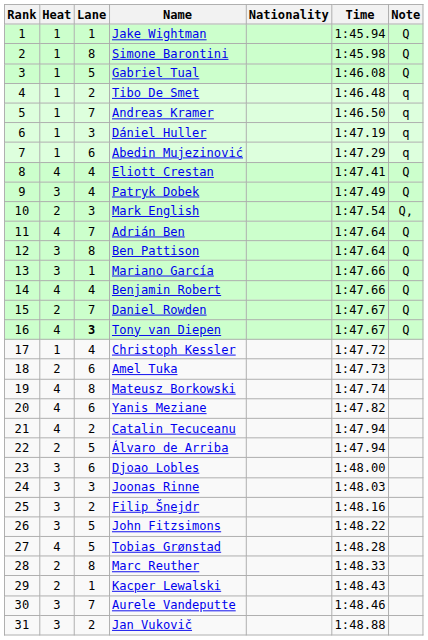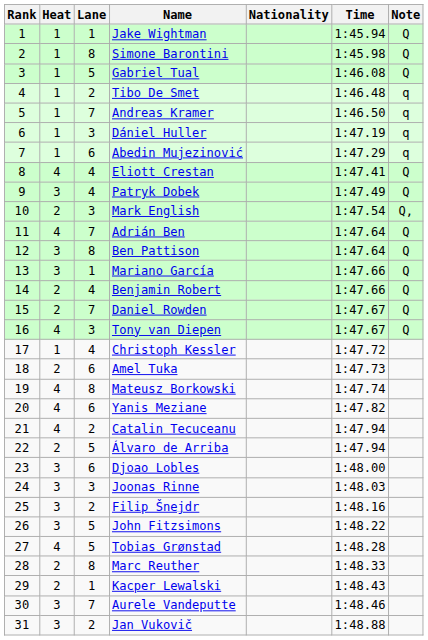(57, 290) 4 -> (57, 290) 2
(92, 330) bold -> (92, 330) normal
